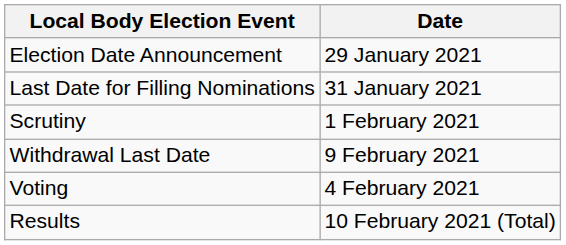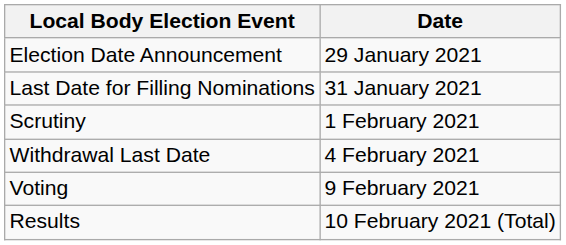(402, 155) 9 February 2021 -> (402, 155) 4 February 2021
(402, 188) 4 February 2021 -> (402, 188) 9 February 2021
